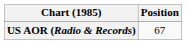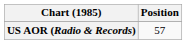(160, 30) 67 -> (160, 30) 57
